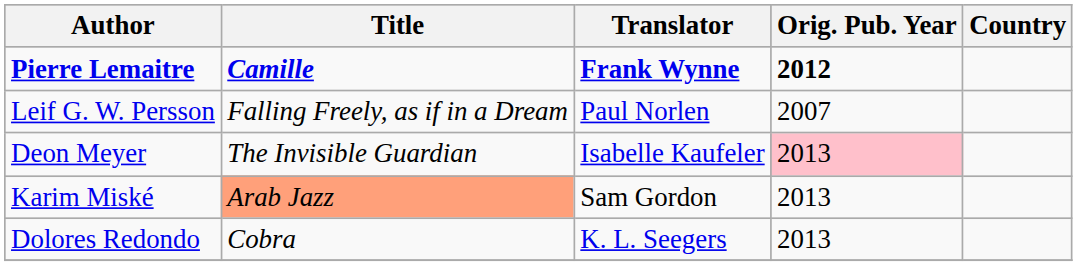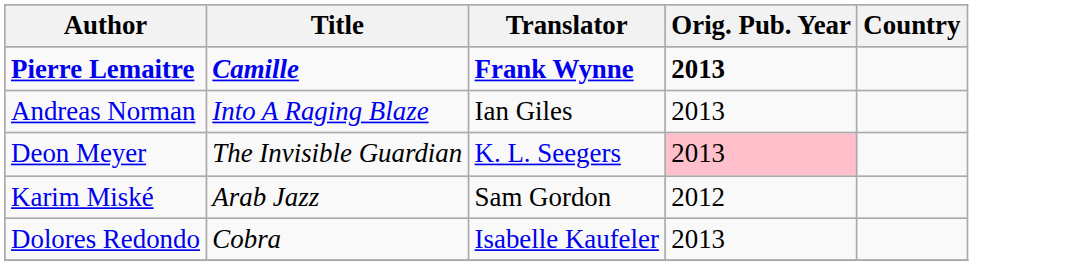(804, 68) 2012 -> (698, 68) 2013
+ row: (103, 111)
- row: (113, 111)
(673, 153) Isabelle Kaufeler -> (548, 153) K. L. Seegers
(281, 196) lightsalmon background -> (266, 196) no background
(804, 196) 2013 -> (698, 196) 2012
(654, 238) K. L. Seegers -> (567, 238) Isabelle Kaufeler
